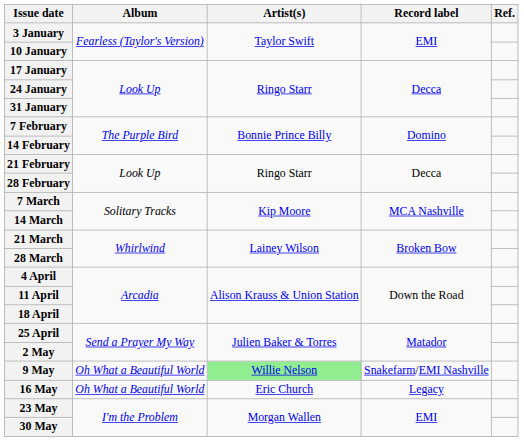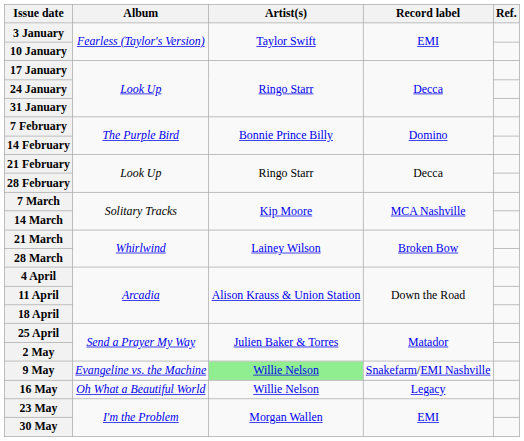(140, 370) Oh What a Beautiful World -> (141, 370) Evangeline vs. the Machine
(284, 389) Eric Church -> (286, 389) Willie Nelson
